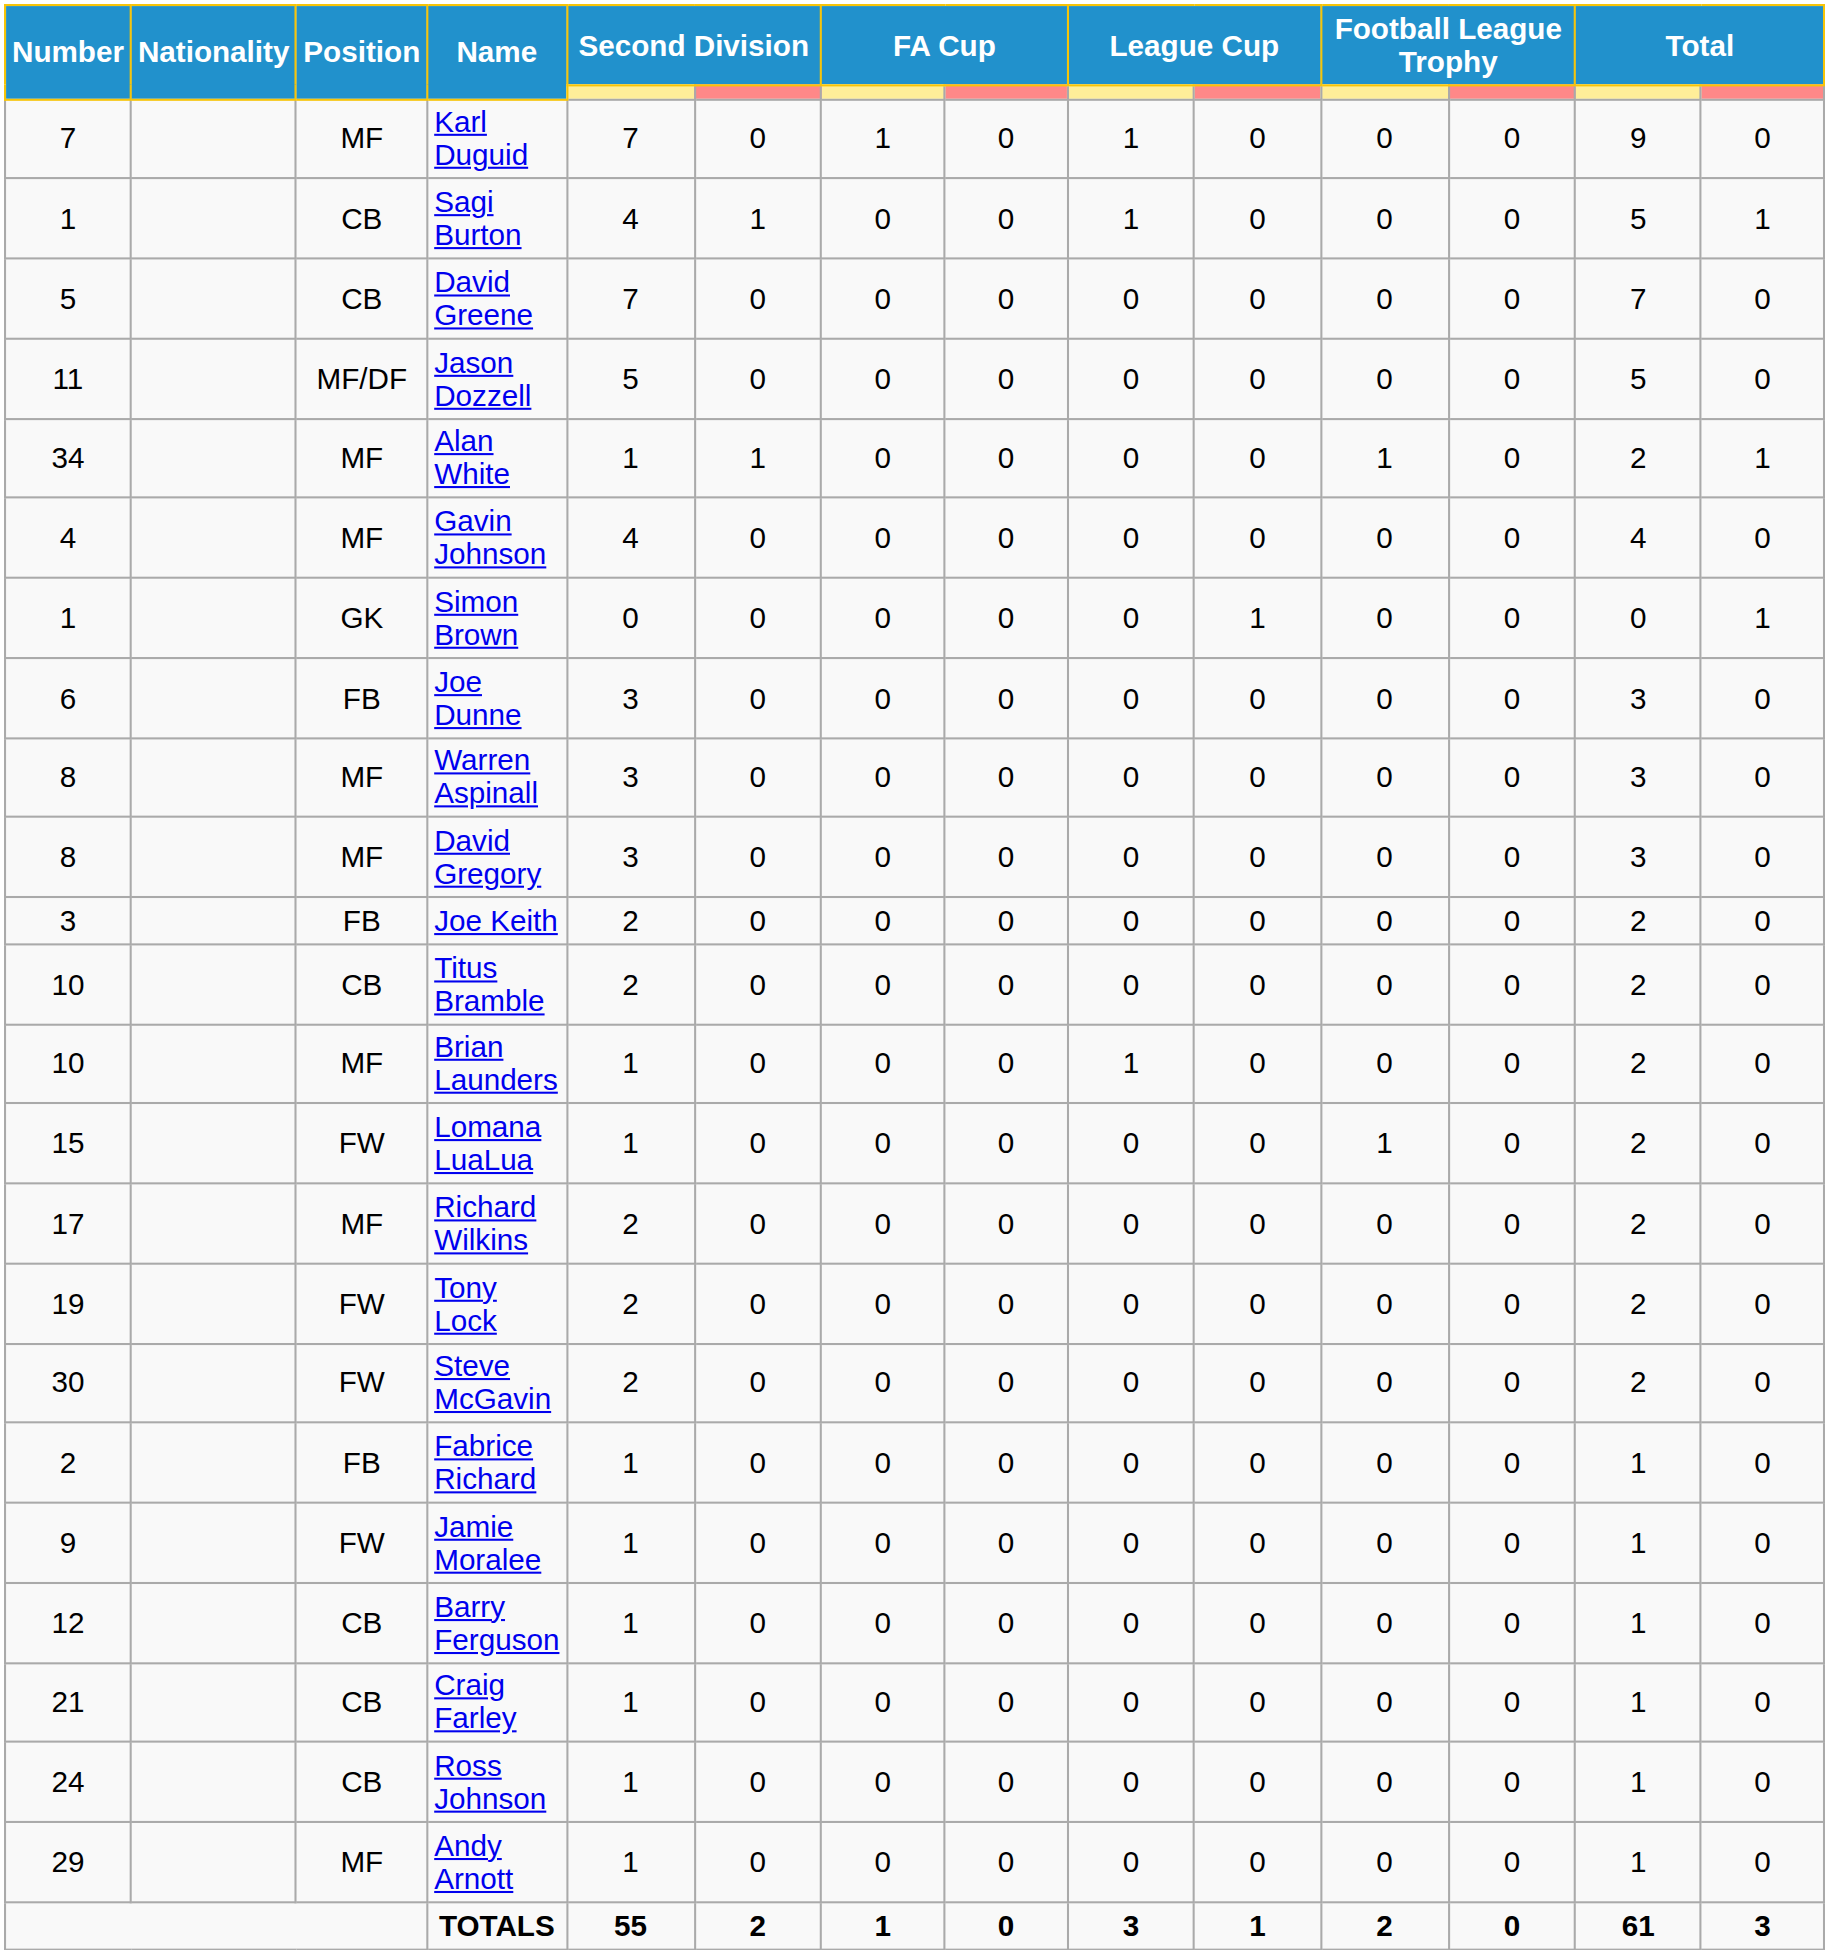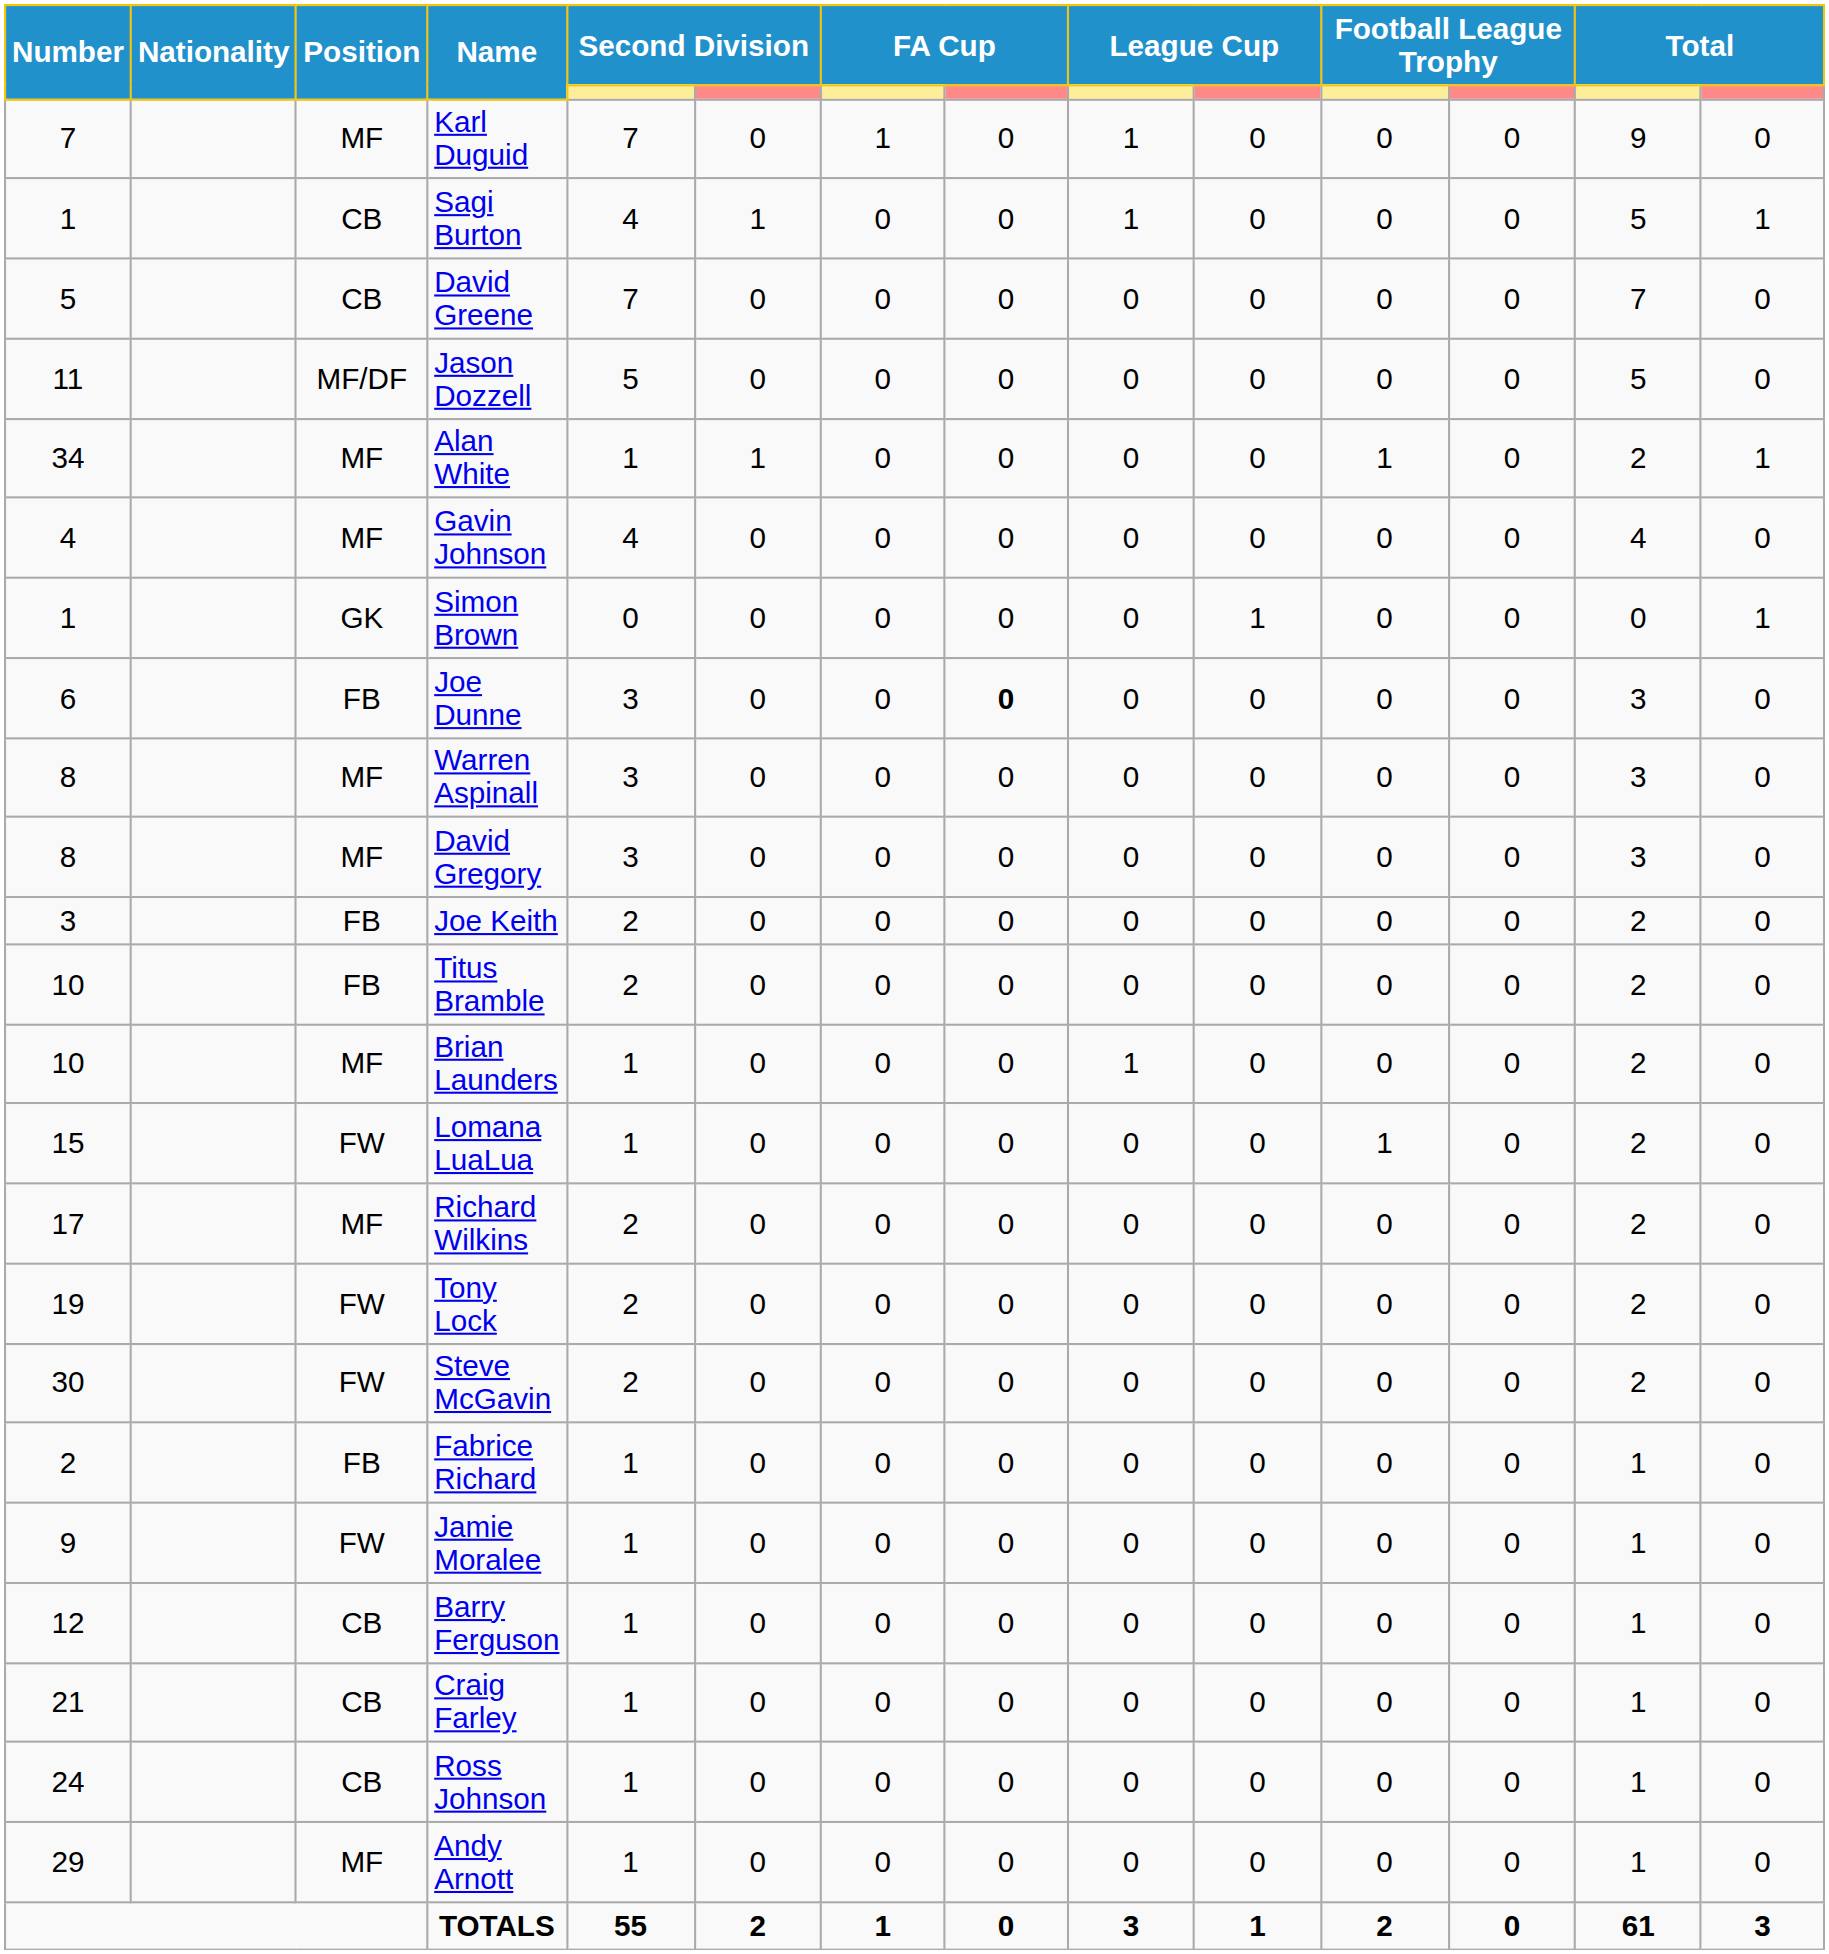(1006, 698) normal -> (1006, 698) bold
(362, 984) CB -> (362, 984) FB
